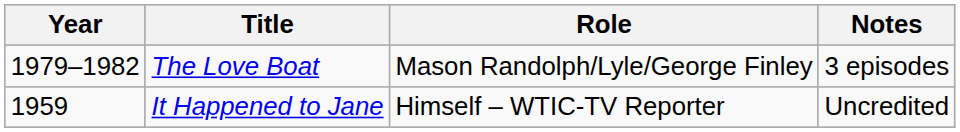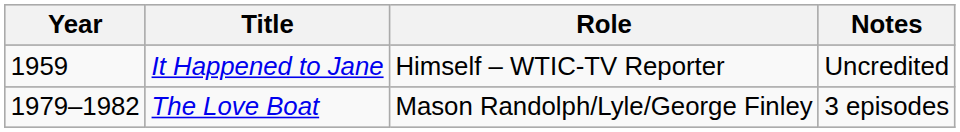rows swapped: (268, 106) <-> (235, 65)
